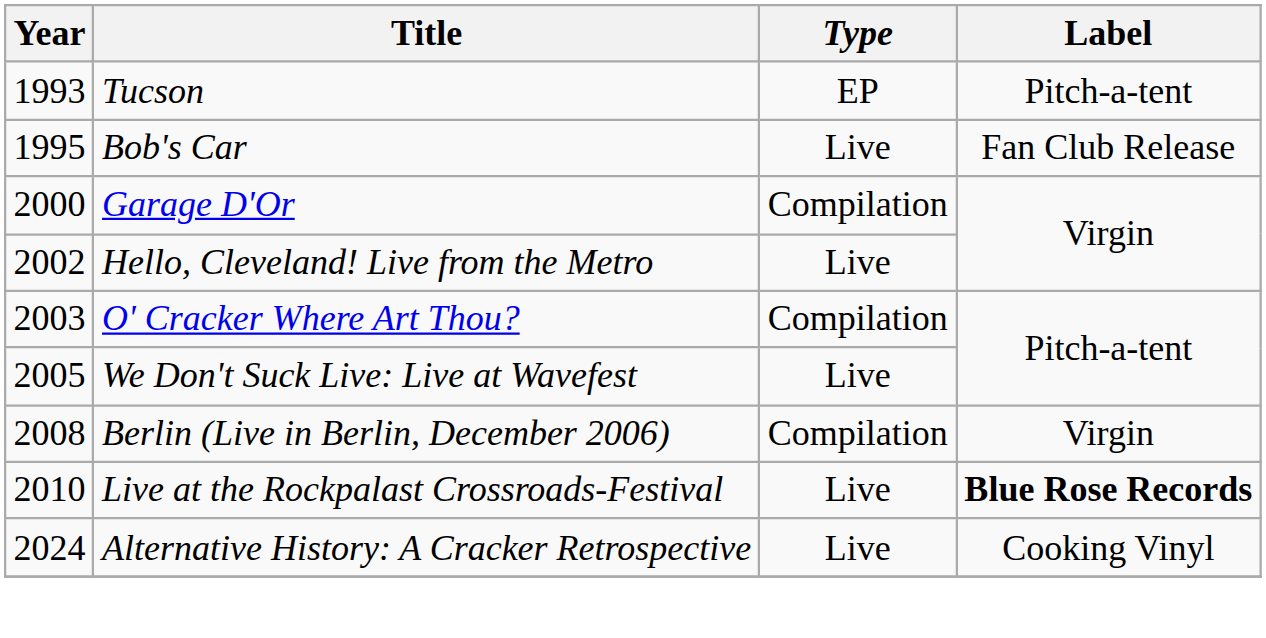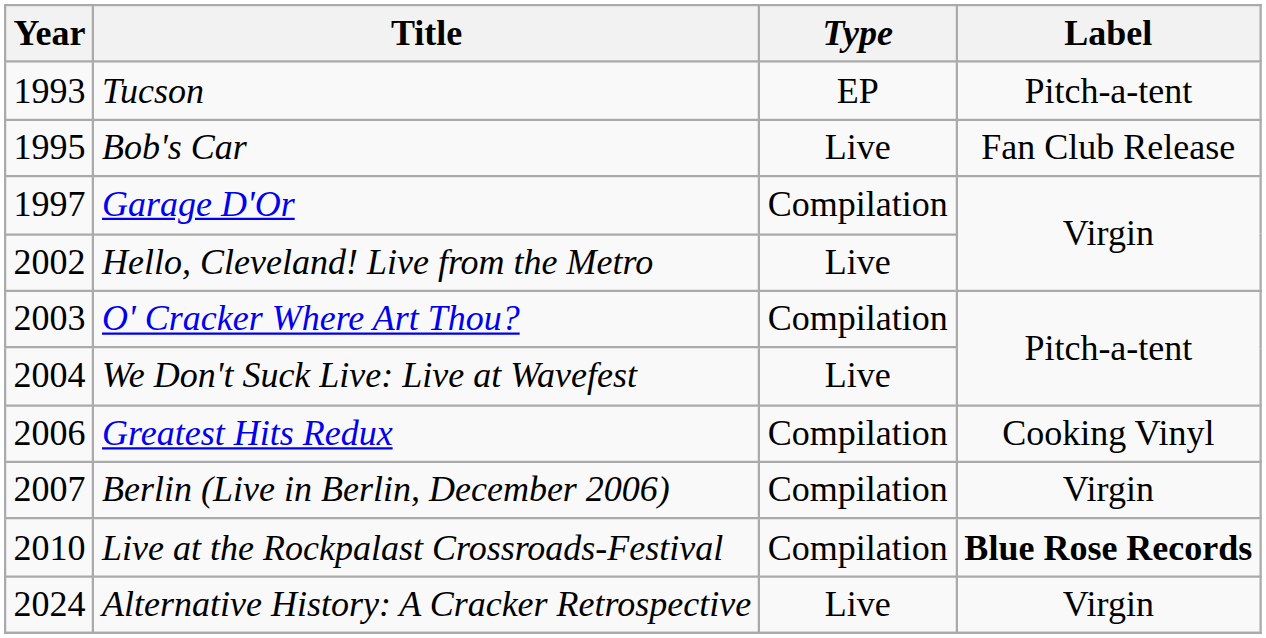(49, 204) 2000 -> (49, 204) 1997
(49, 375) 2005 -> (49, 375) 2004
+ row: (247, 432)
(49, 432) 2008 -> (49, 489) 2007
(858, 489) Live -> (858, 546) Compilation
(1108, 546) Cooking Vinyl -> (1108, 603) Virgin
